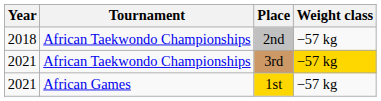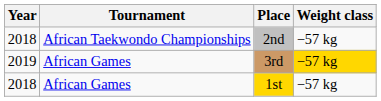(22, 61) 2021 -> (22, 61) 2019
(147, 61) African Taekwondo Championships -> (87, 61) African Games
(22, 84) 2021 -> (22, 84) 2018
